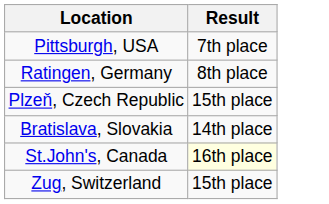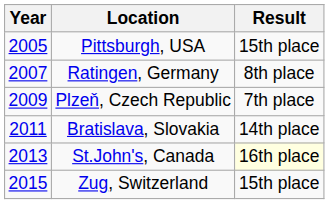+ column: (28, 18)
(232, 45) 7th place -> (279, 45) 15th place
(232, 101) 15th place -> (279, 101) 7th place
